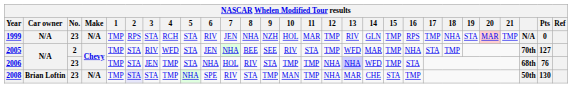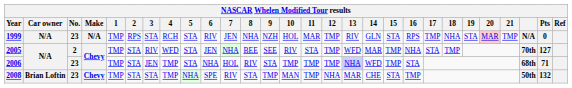(393, 37) TMP -> (393, 37) STA
(332, 63) NHA -> (332, 63) TMP
(545, 63) 76 -> (545, 63) 71
(94, 76) N/A -> (94, 76) Chevy
(134, 76) lavender background -> (134, 76) no background
(545, 76) 130 -> (545, 76) 132
